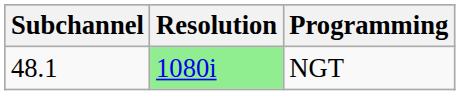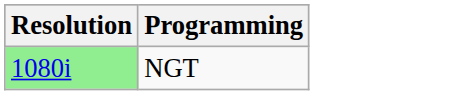- column: (77, 25)
